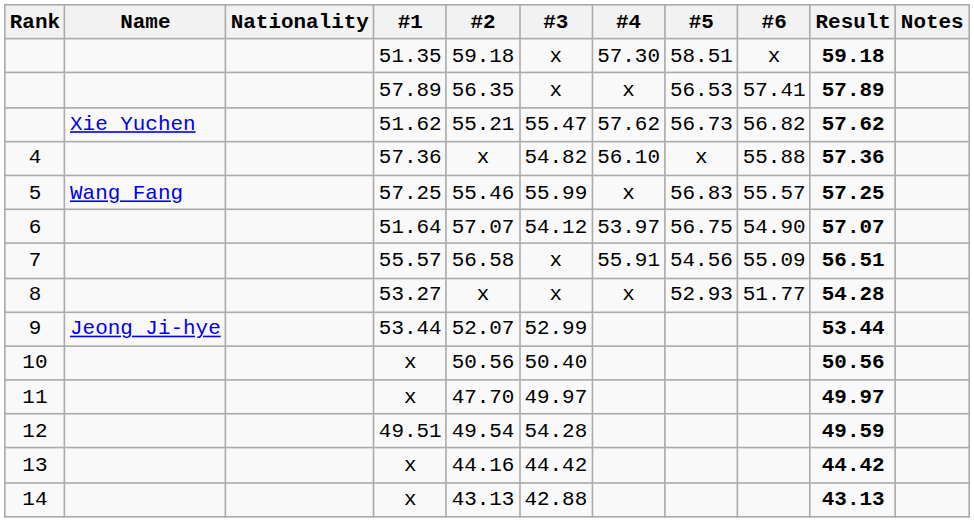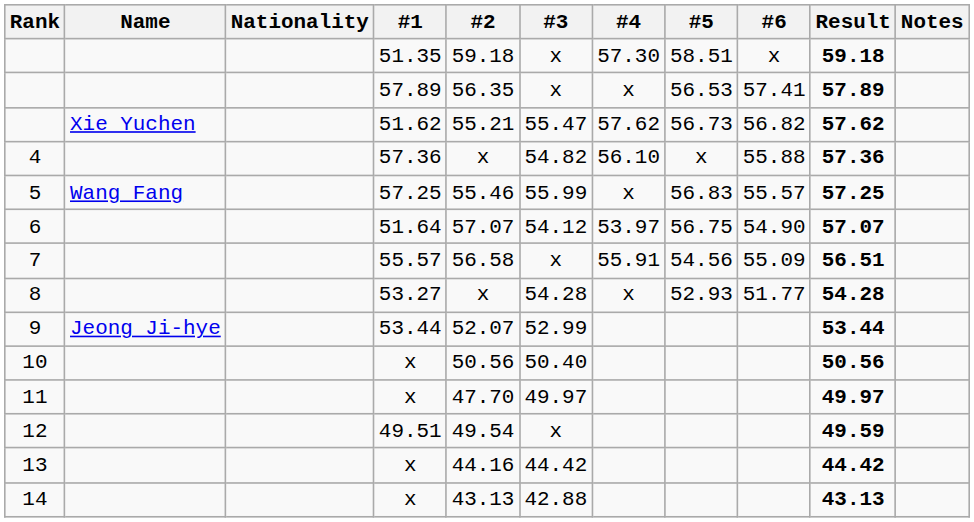(556, 295) x -> (556, 295) 54.28
(556, 431) 54.28 -> (556, 431) x
